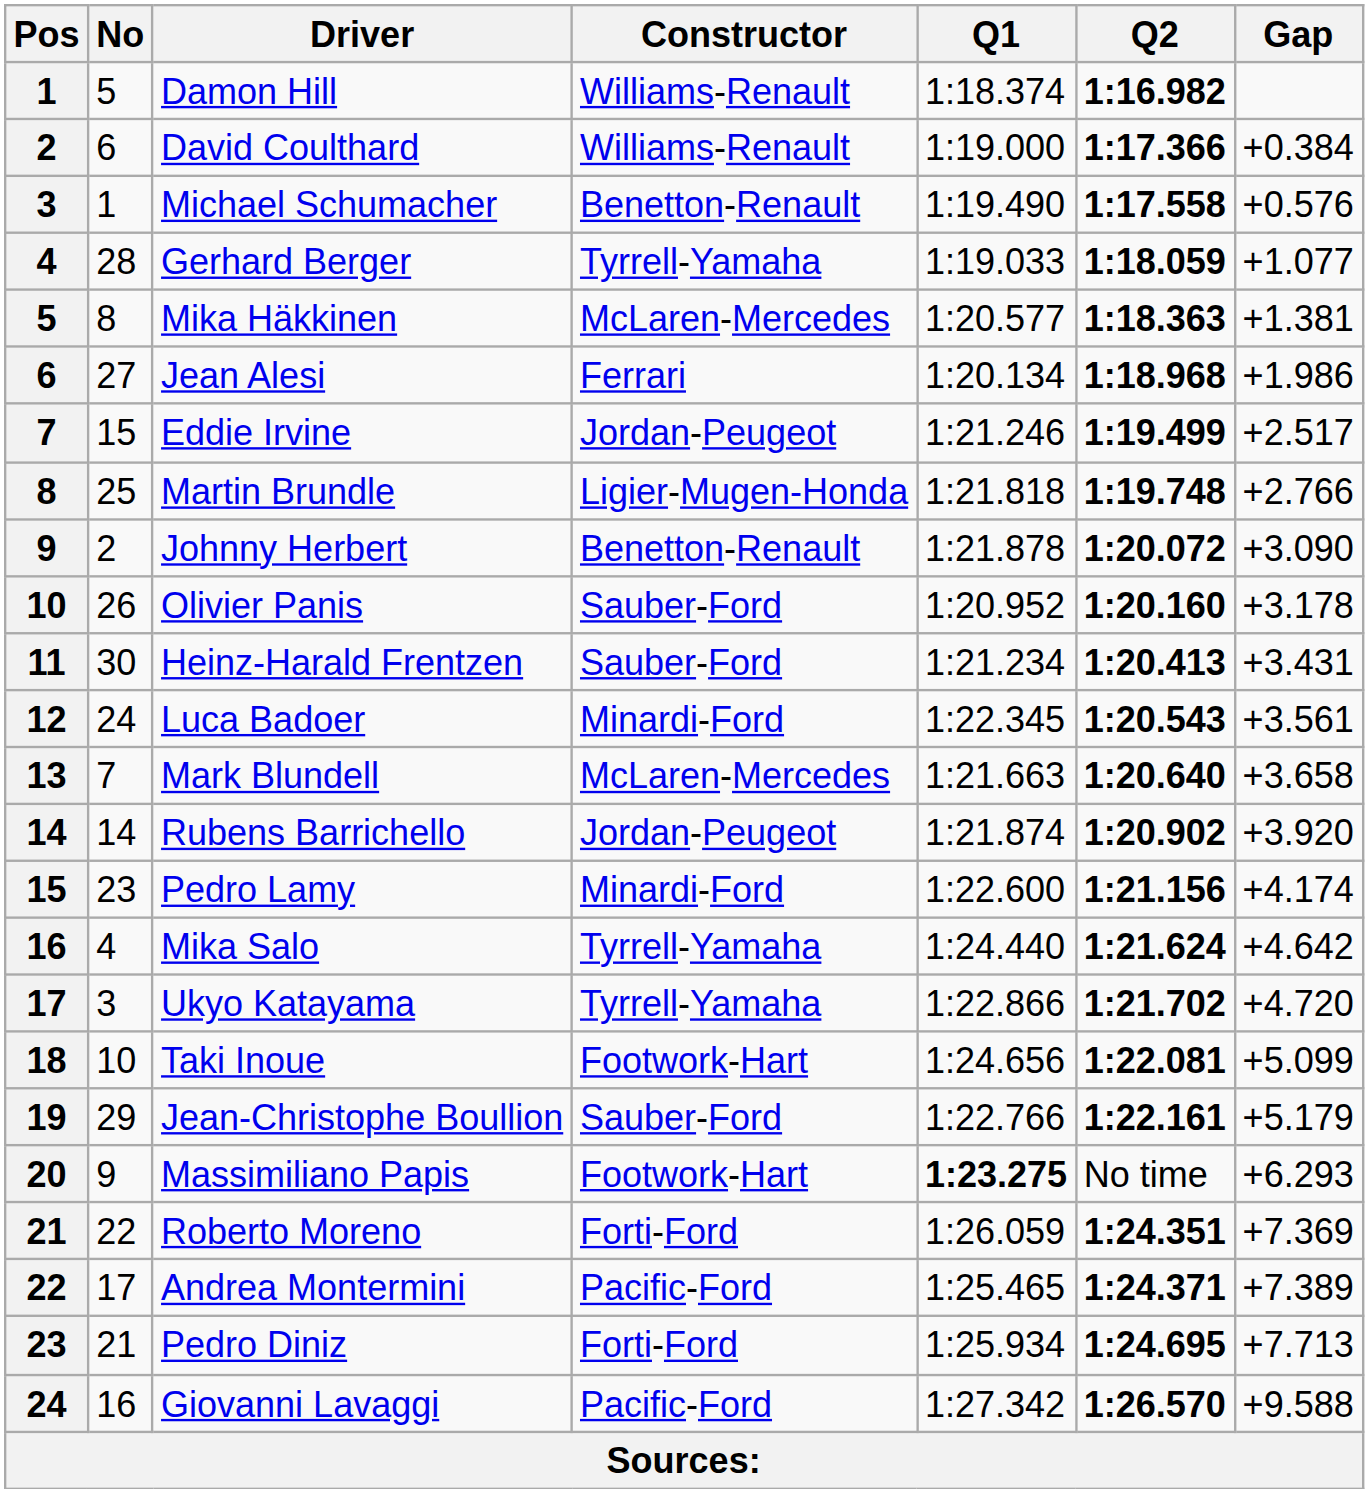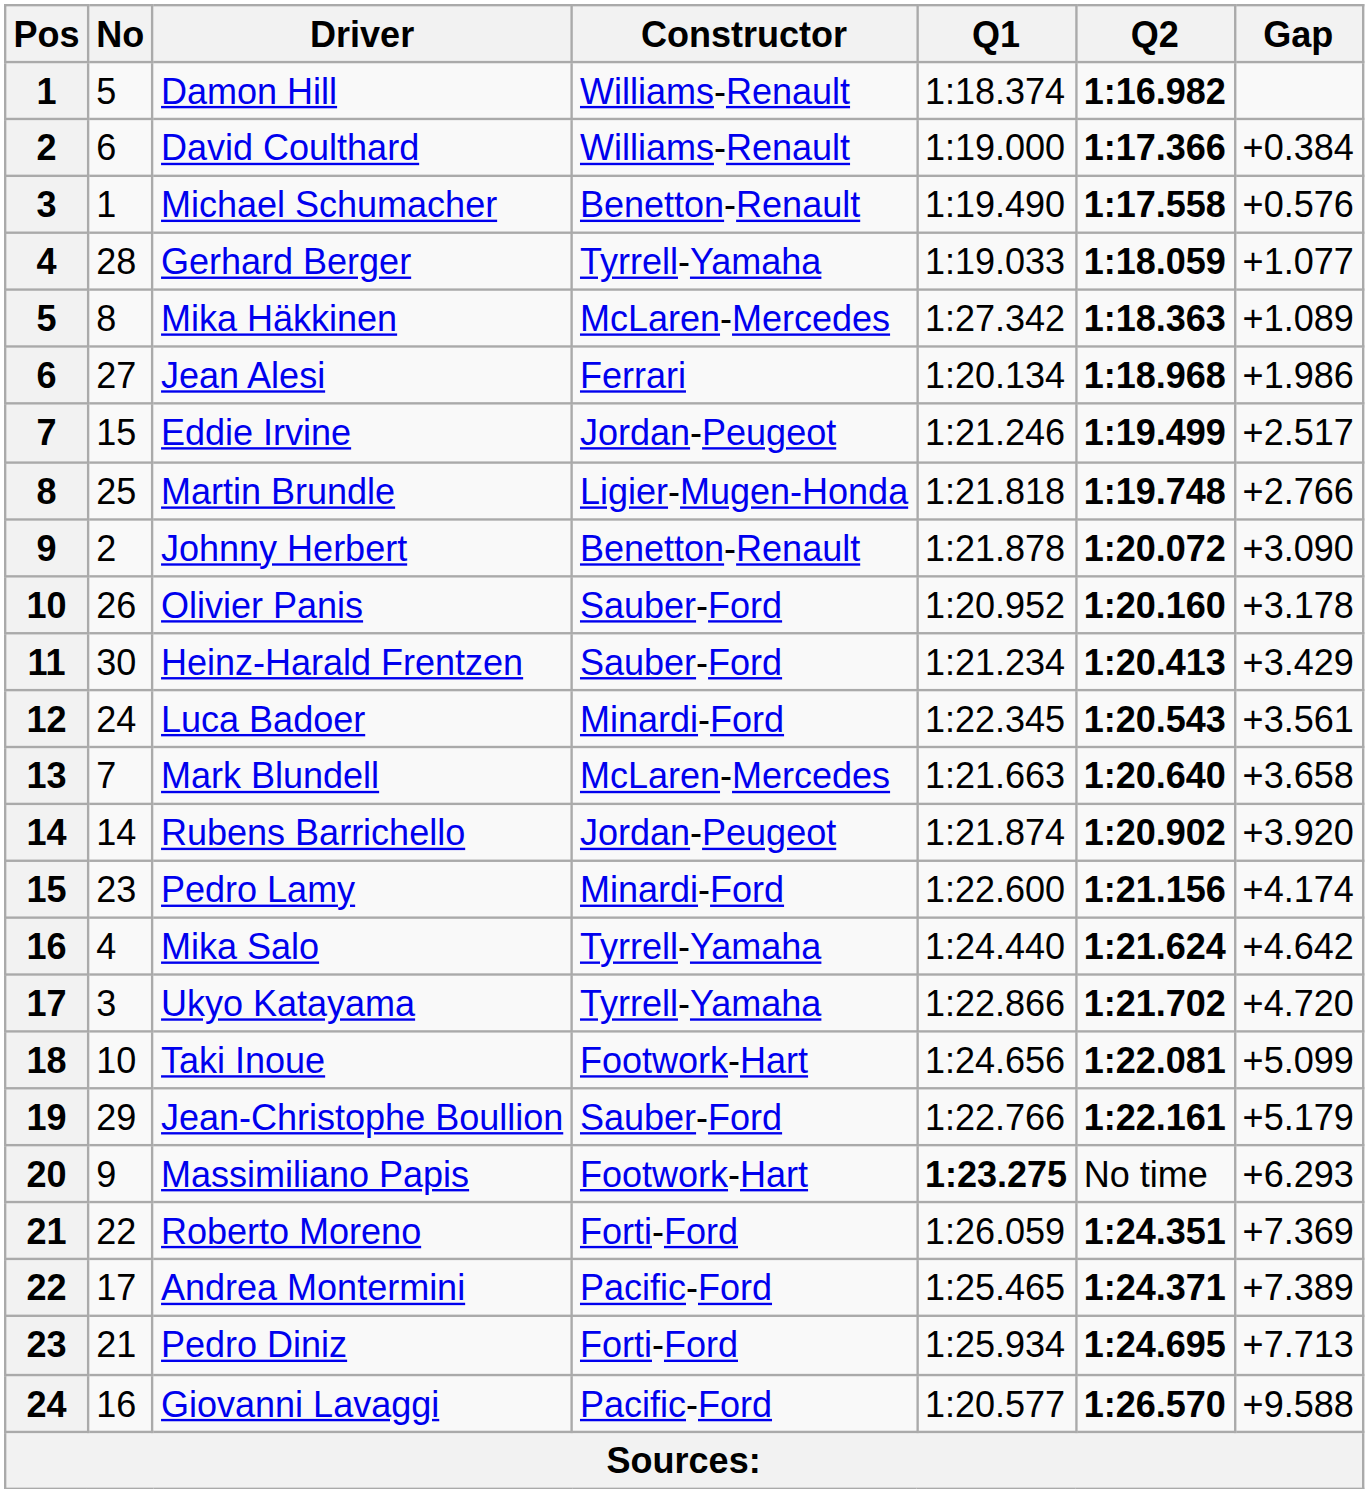(995, 319) 1:20.577 -> (995, 319) 1:27.342
(1298, 319) +1.381 -> (1298, 319) +1.089
(1298, 661) +3.431 -> (1298, 661) +3.429
(995, 1403) 1:27.342 -> (995, 1403) 1:20.577
